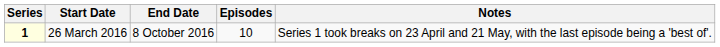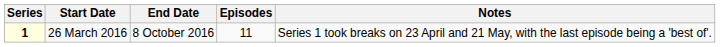(246, 32) 10 -> (246, 32) 11
